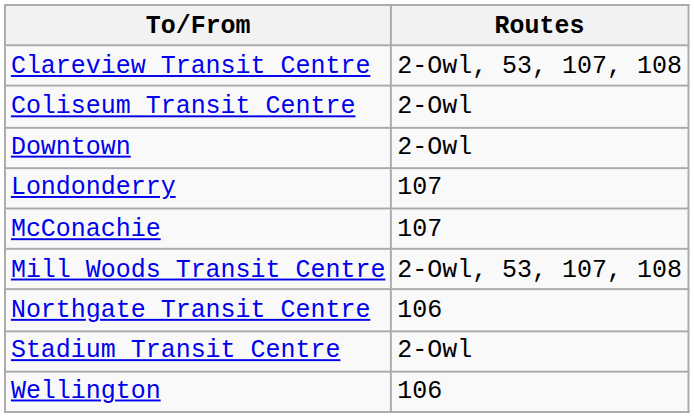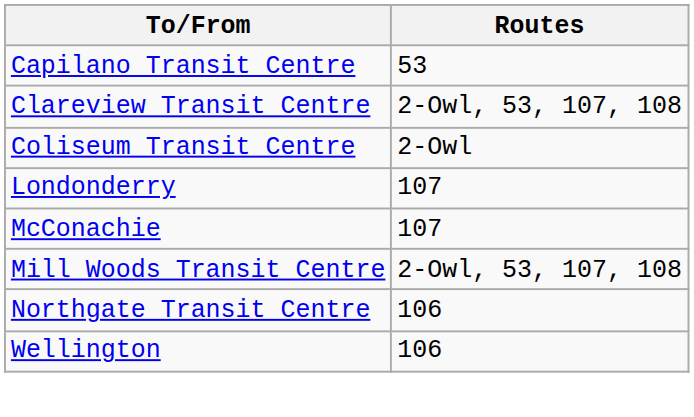+ row: (183, 66)
- row: (71, 147)
- row: (176, 351)
